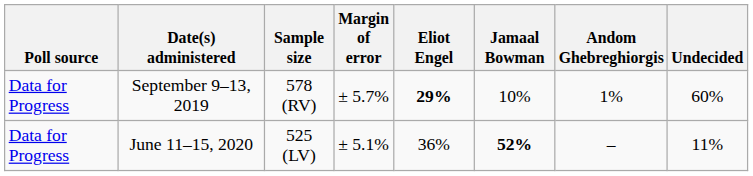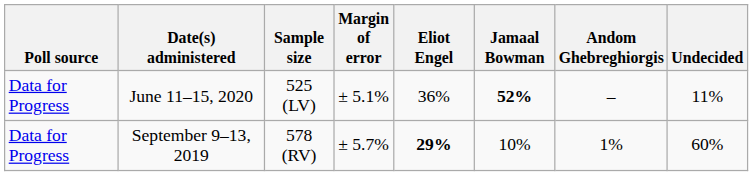rows swapped: (191, 145) <-> (191, 95)
